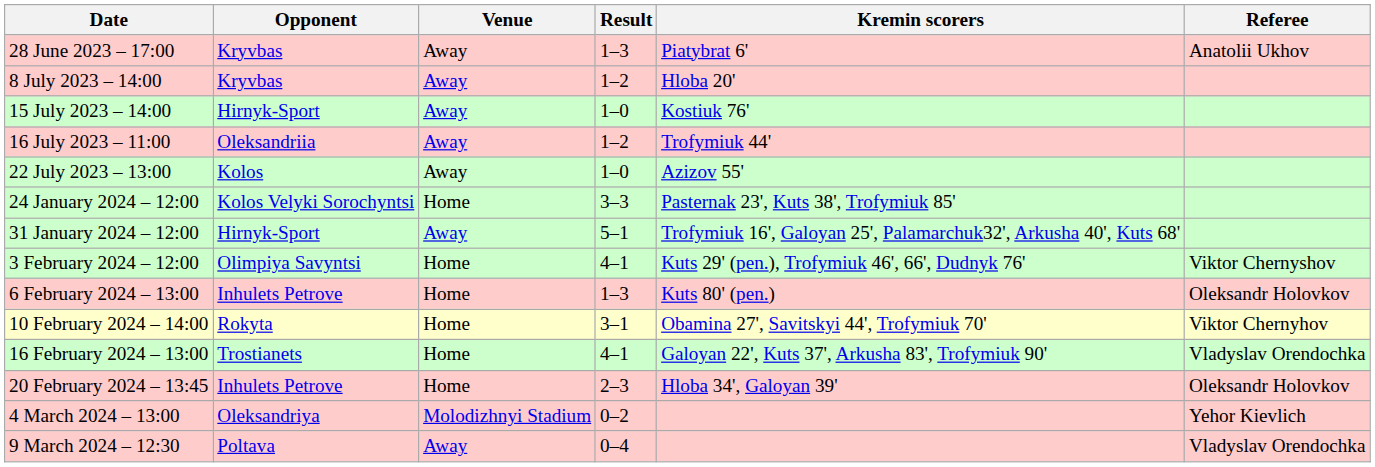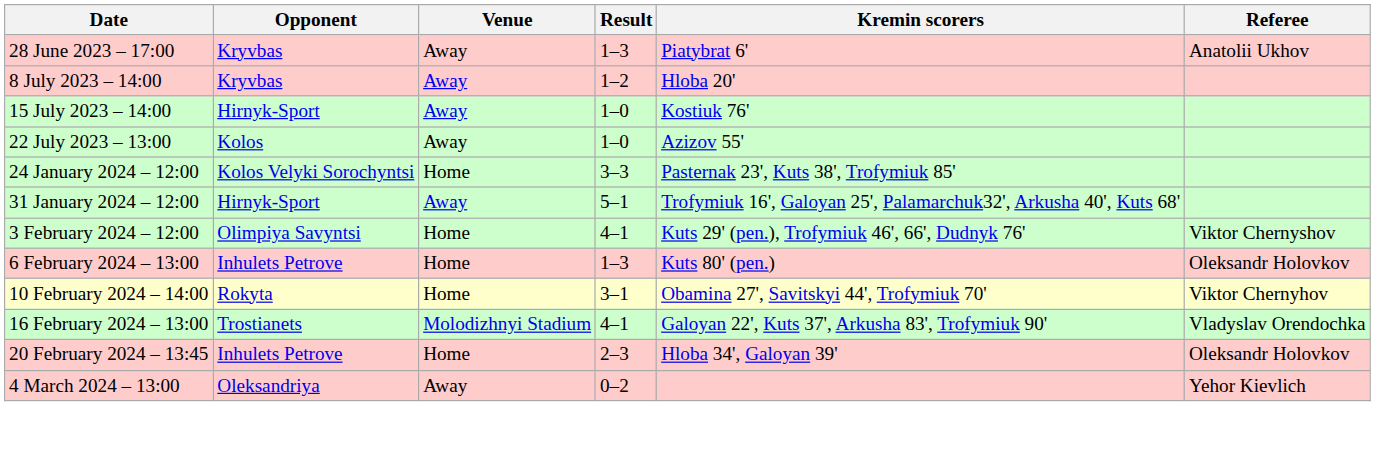- row: (90, 141)
(447, 354) Home -> (507, 324) Molodizhnyi Stadium
(507, 415) Molodizhnyi Stadium -> (445, 385) Away
- row: (94, 446)
